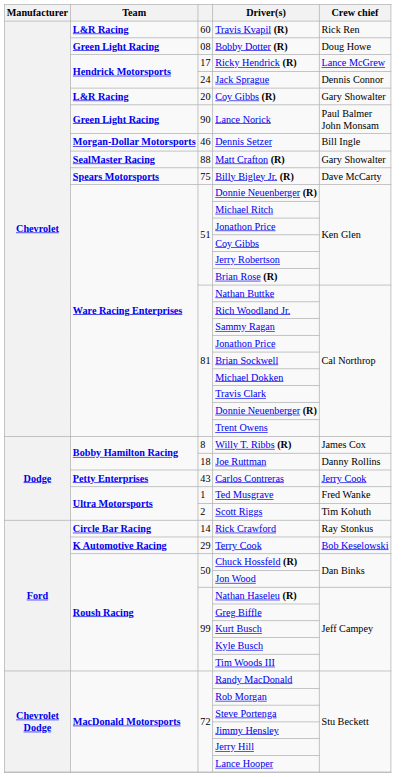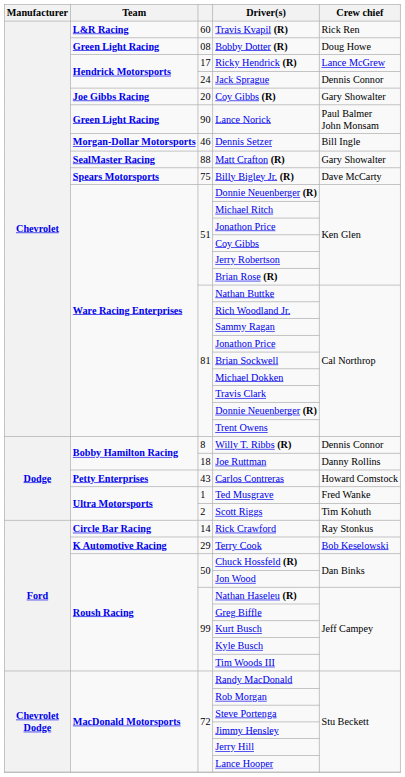(101, 97) L&R Racing -> (111, 97) Joe Gibbs Racing
(344, 444) James Cox -> (352, 444) Dennis Connor
(344, 478) Jerry Cook -> (360, 478) Howard Comstock
